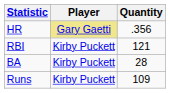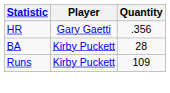(84, 29) khaki background -> (84, 29) no background
- row: (16, 46)
